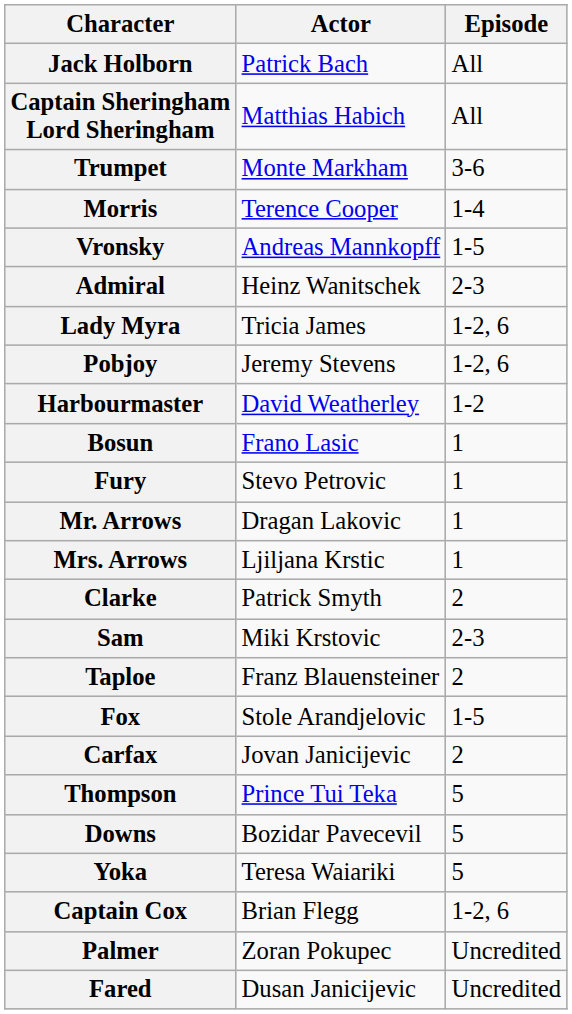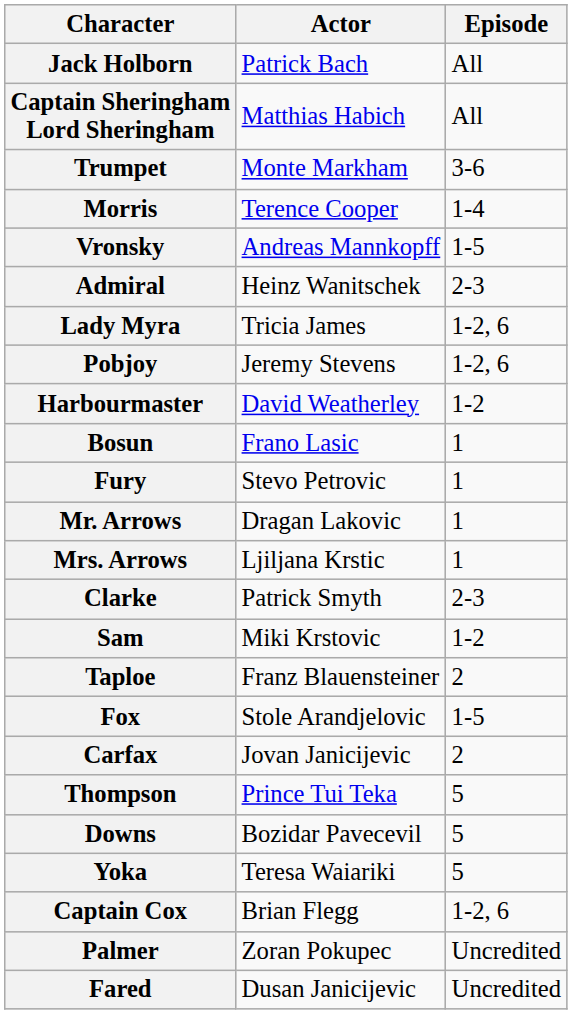(458, 598) 2 -> (468, 598) 2-3
(468, 637) 2-3 -> (468, 637) 1-2
